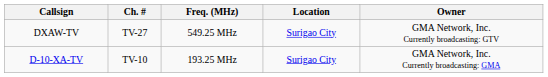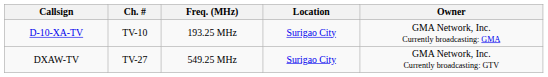rows swapped: (56, 59) <-> (56, 33)
